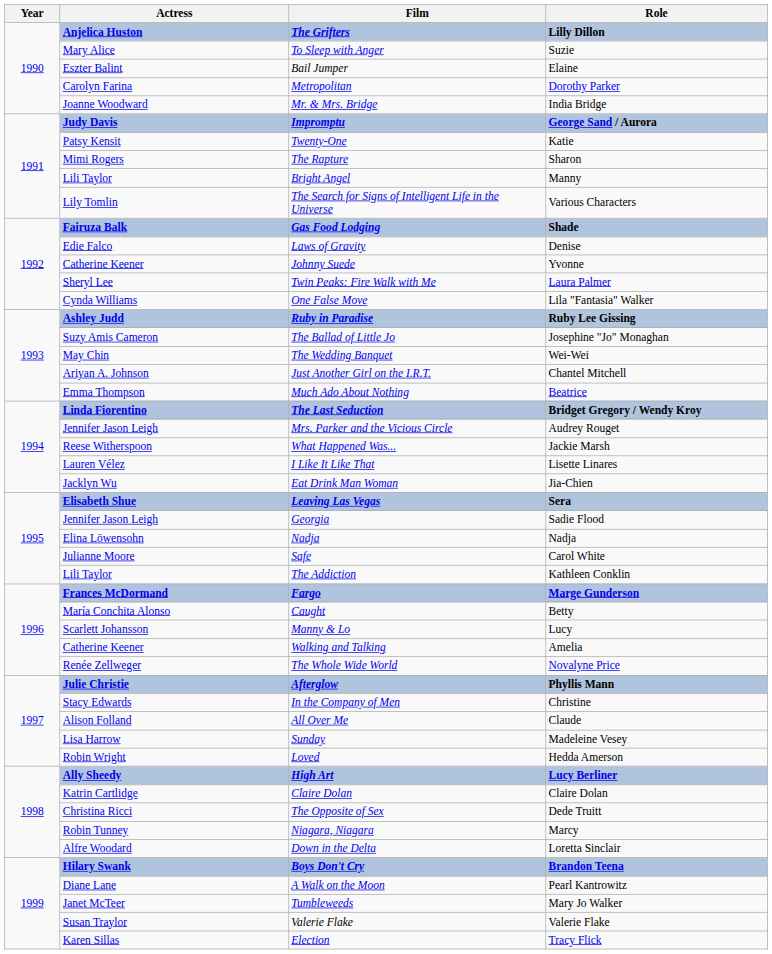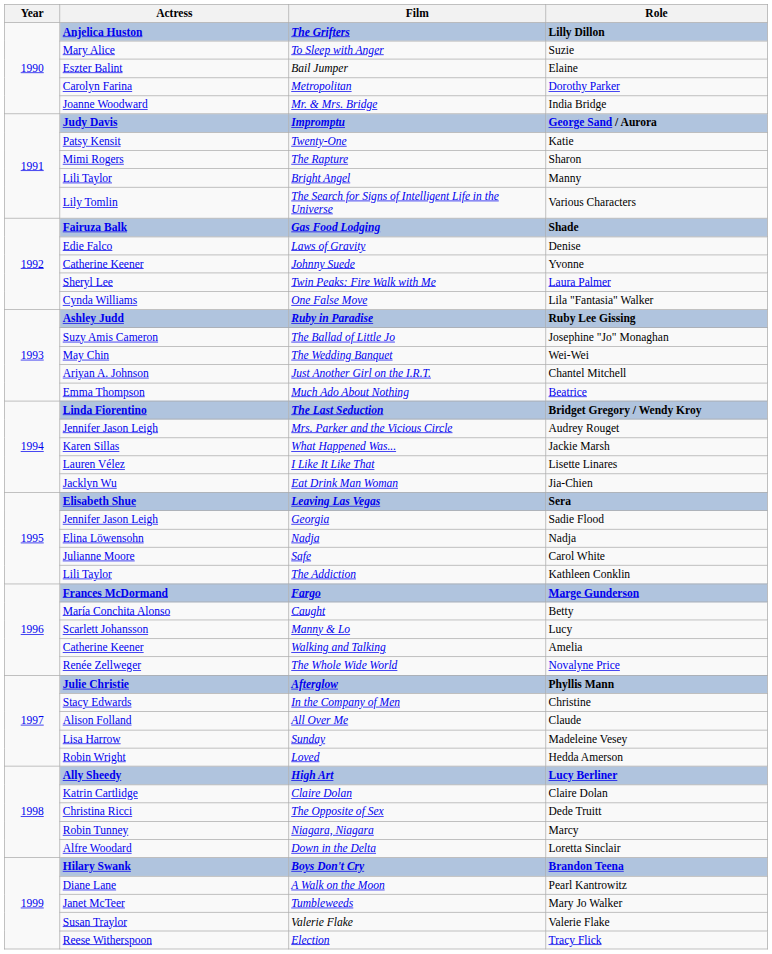(107, 446) Reese Witherspoon -> (91, 446) Karen Sillas
(91, 940) Karen Sillas -> (107, 940) Reese Witherspoon
